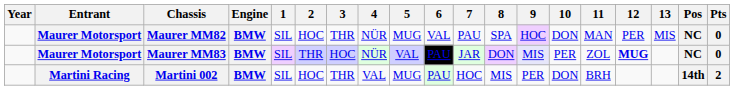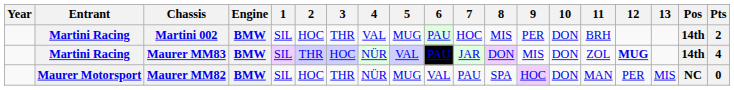rows swapped: (186, 35) <-> (186, 75)
(89, 55) Maurer Motorsport -> (89, 55) Martini Racing
(533, 55) lavender background -> (533, 55) no background
(565, 55) PER -> (565, 55) DON
(693, 55) NC -> (693, 55) 14th
(718, 55) 0 -> (718, 55) 4
